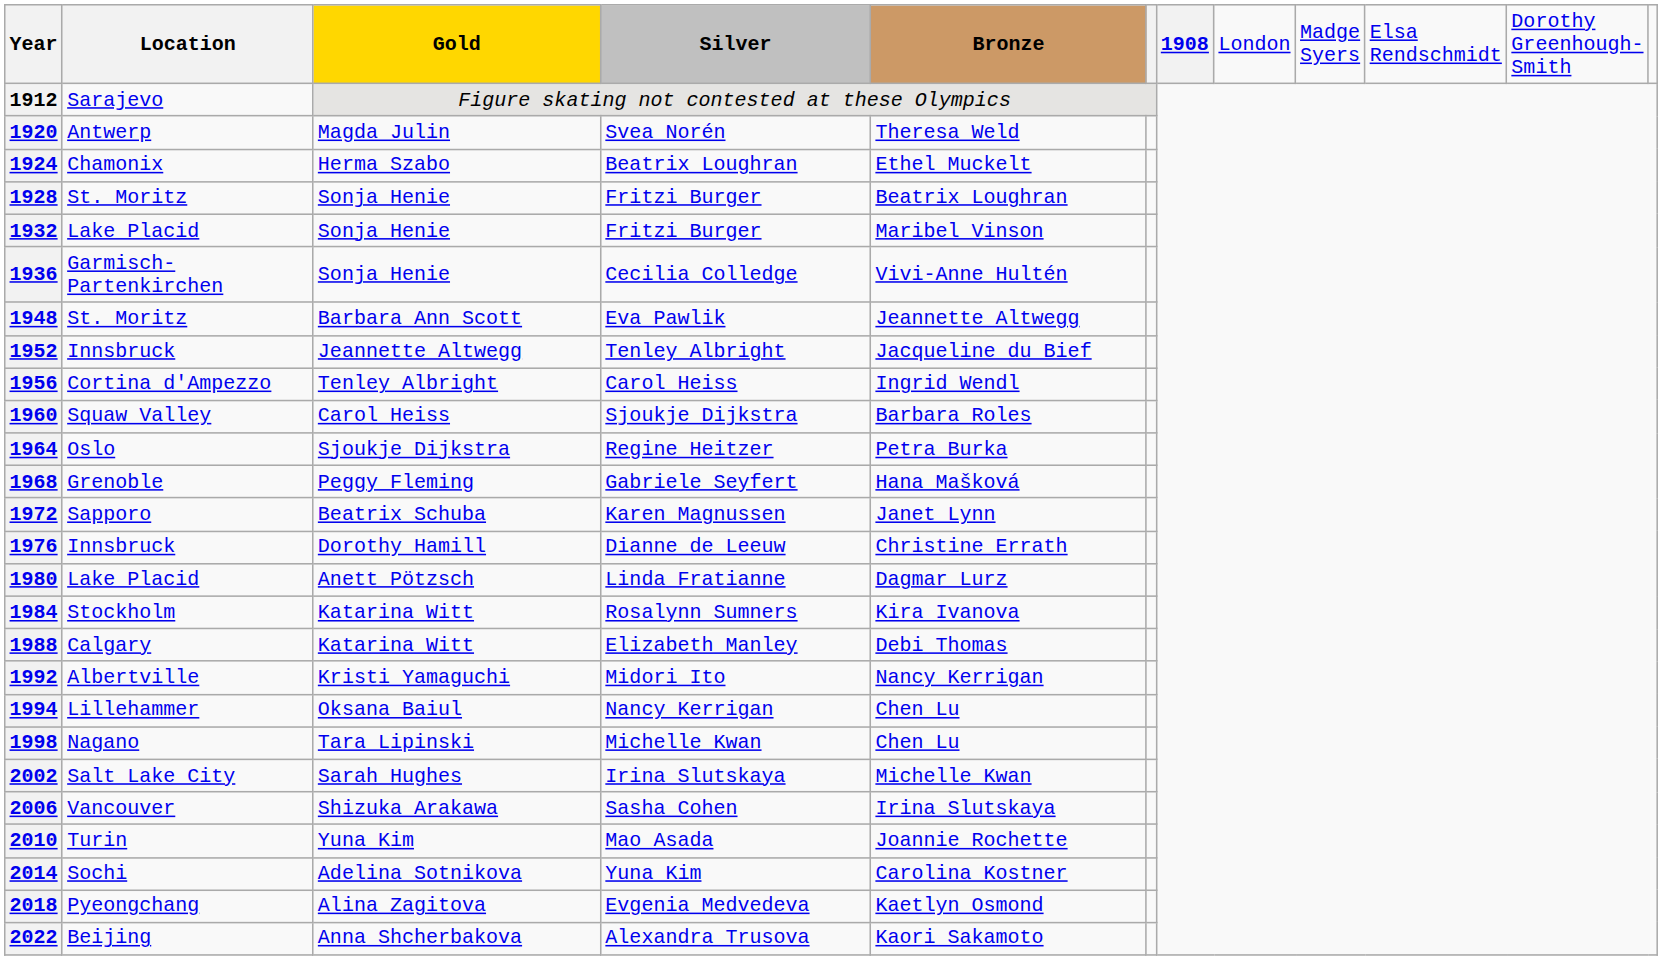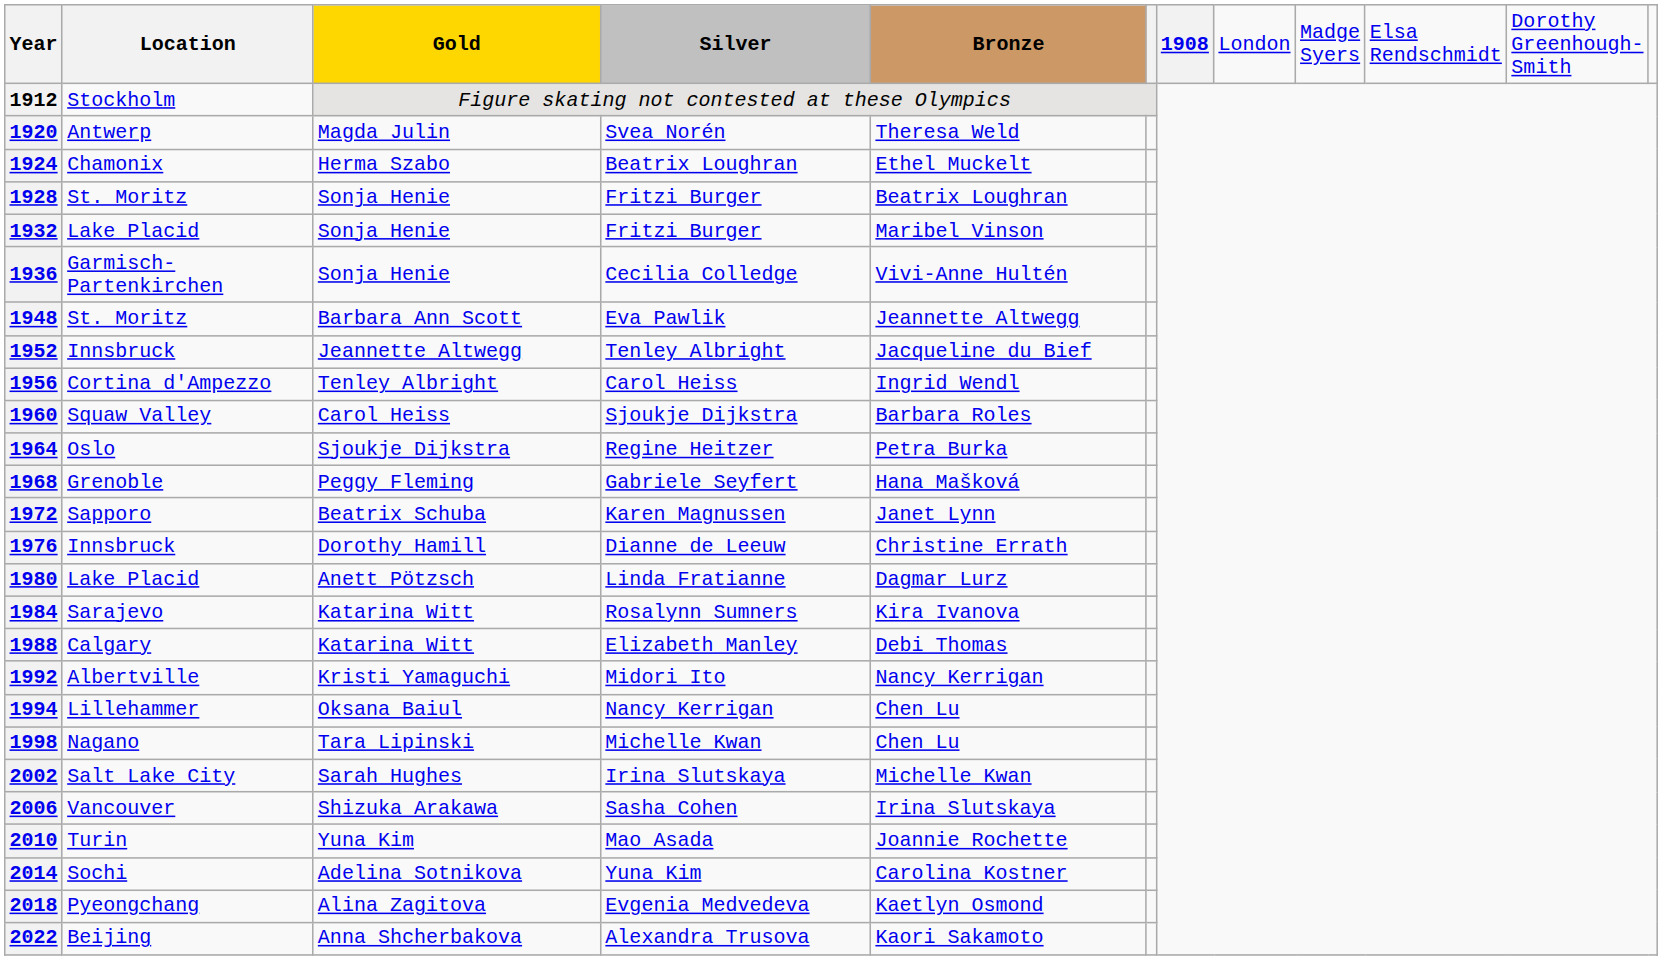(115, 100) Sarajevo -> (121, 100) Stockholm
(121, 612) Stockholm -> (115, 612) Sarajevo
